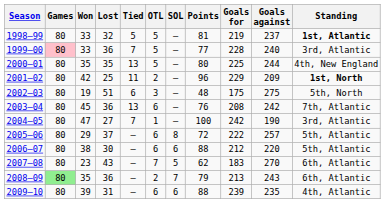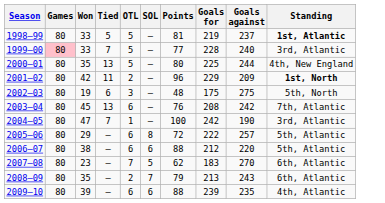- column: (108, 16)
(60, 178) lightgreen background -> (60, 178) no background
